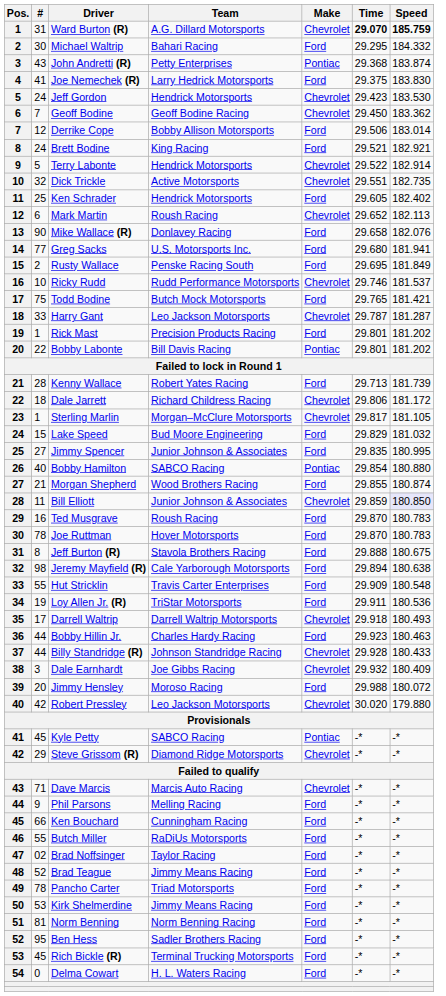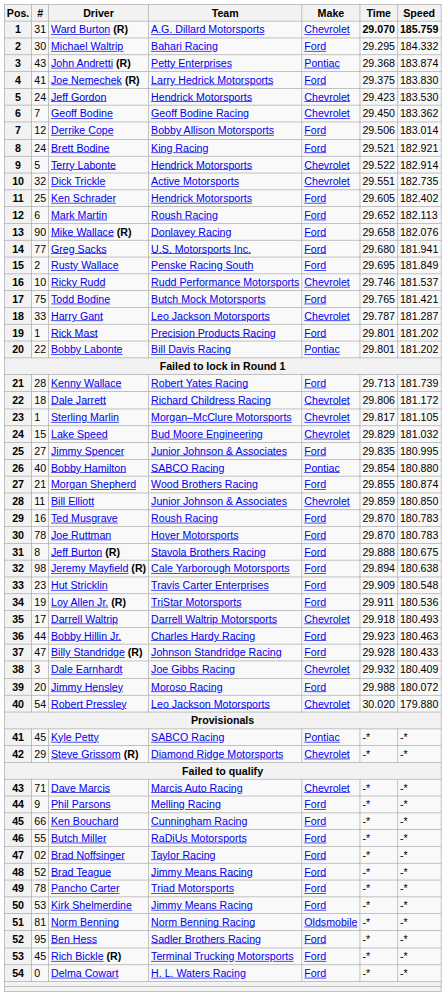(327, 215) Chevrolet -> (315, 215) Ford
(315, 434) Ford -> (327, 434) Chevrolet
(411, 501) lavender background -> (419, 501) no background
(40, 586) 55 -> (40, 586) 23
(40, 653) 44 -> (40, 653) 47
(327, 653) Chevrolet -> (315, 653) Ford
(40, 704) 42 -> (40, 704) 54
(315, 923) Ford -> (331, 923) Oldsmobile
